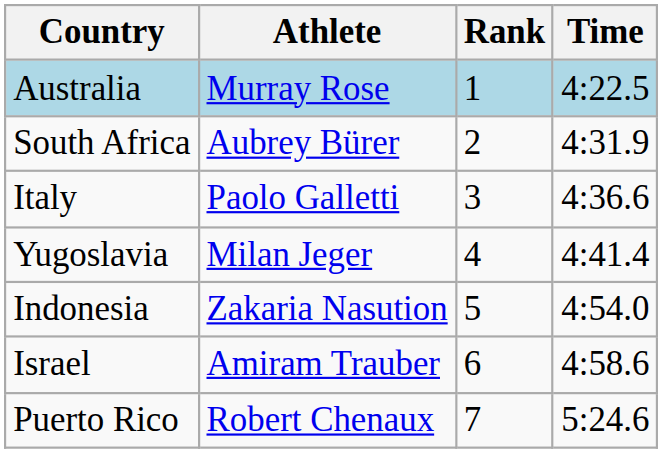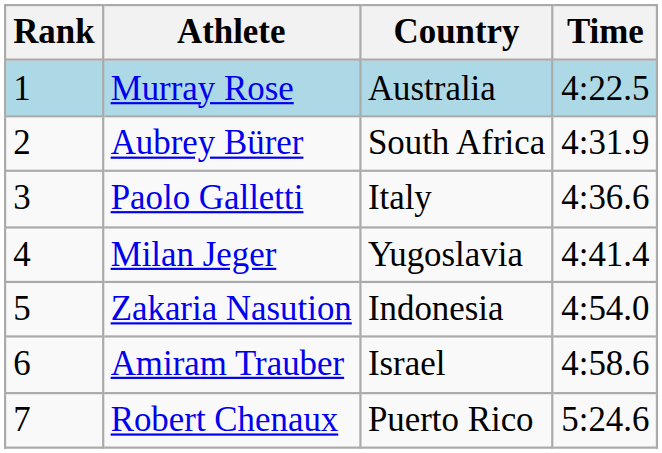columns swapped: (504, 32) <-> (102, 32)
